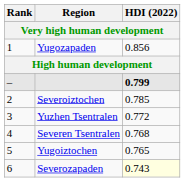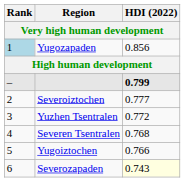(10, 47) no background -> (10, 47) lightblue background
(137, 99) 0.785 -> (137, 99) 0.777
(137, 151) 0.765 -> (137, 151) 0.766
